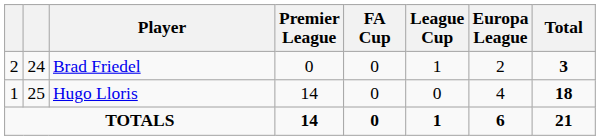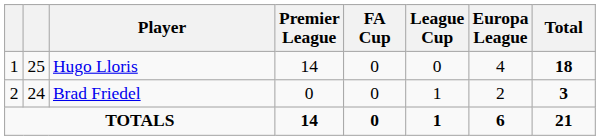rows swapped: (95, 93) <-> (97, 65)
